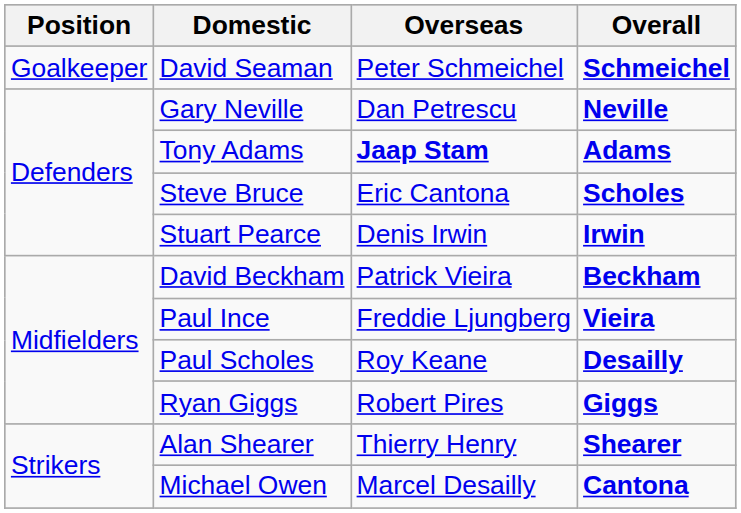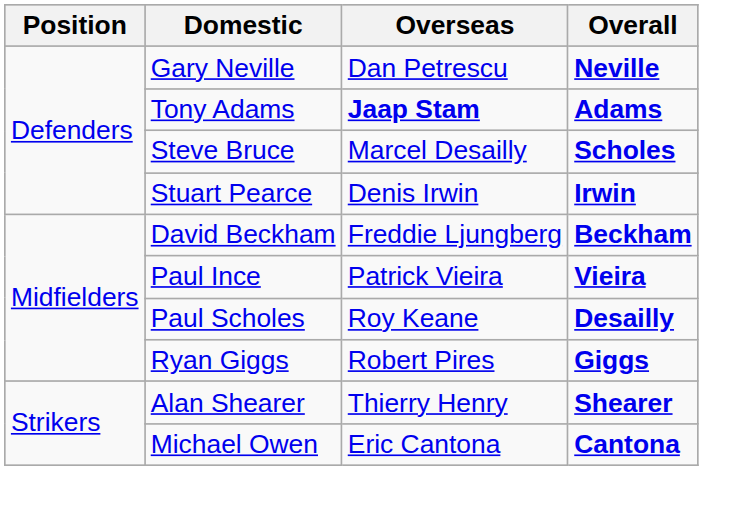- row: (246, 67)
(433, 192) Eric Cantona -> (437, 151) Marcel Desailly
(434, 276) Patrick Vieira -> (455, 234) Freddie Ljungberg
(464, 318) Freddie Ljungberg -> (425, 276) Patrick Vieira
(446, 485) Marcel Desailly -> (424, 444) Eric Cantona
